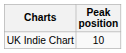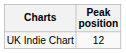(98, 40) 10 -> (98, 40) 12
